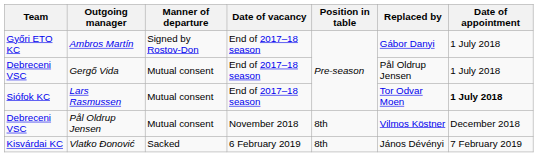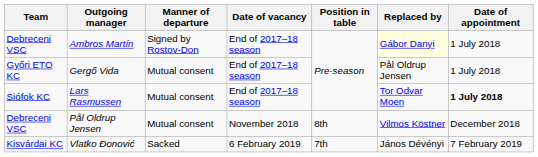(30, 44) Győri ETO KC -> (29, 44) Debreceni VSC
(407, 44) no background -> (407, 44) lightyellow background
(29, 70) Debreceni VSC -> (30, 70) Győri ETO KC
(321, 144) 8th -> (321, 144) 7th
